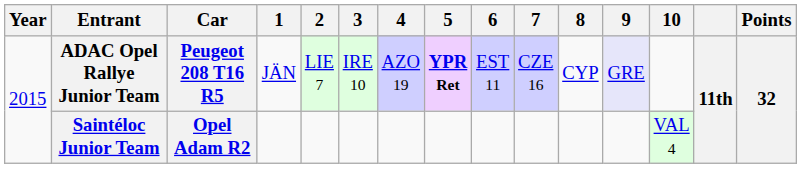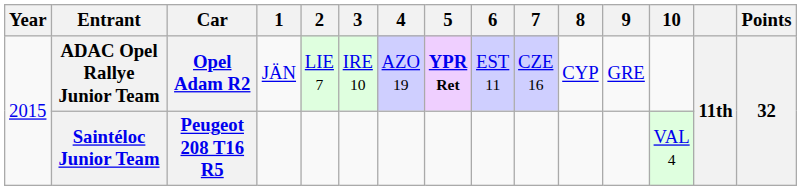(212, 73) Peugeot 208 T16 R5 -> (212, 73) Opel Adam R2
(626, 73) lavender background -> (626, 73) no background
(212, 137) Opel Adam R2 -> (212, 148) Peugeot 208 T16 R5
